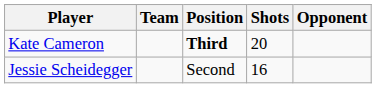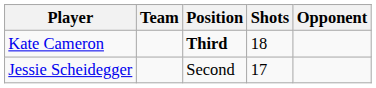(259, 43) 20 -> (259, 43) 18
(259, 69) 16 -> (259, 69) 17
